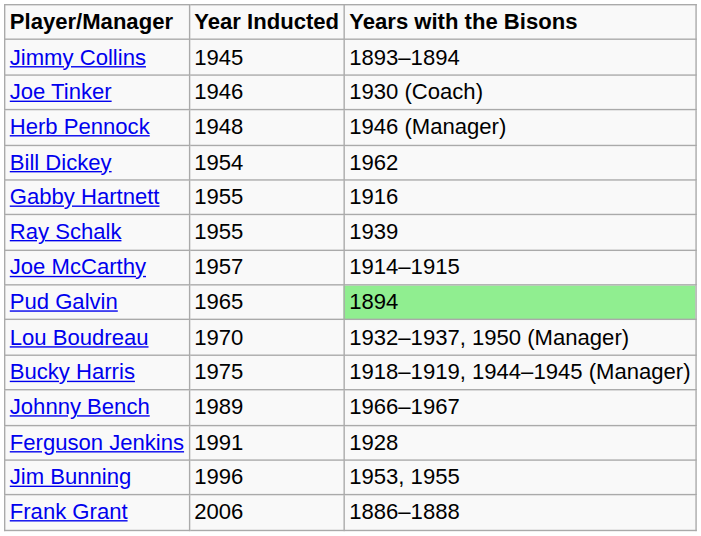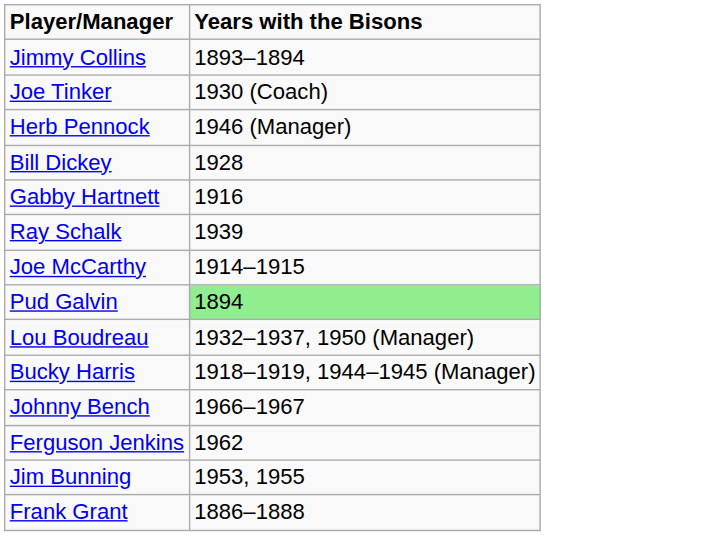- column: (267, 22)
(374, 162) 1962 -> (219, 162) 1928
(374, 442) 1928 -> (219, 442) 1962
